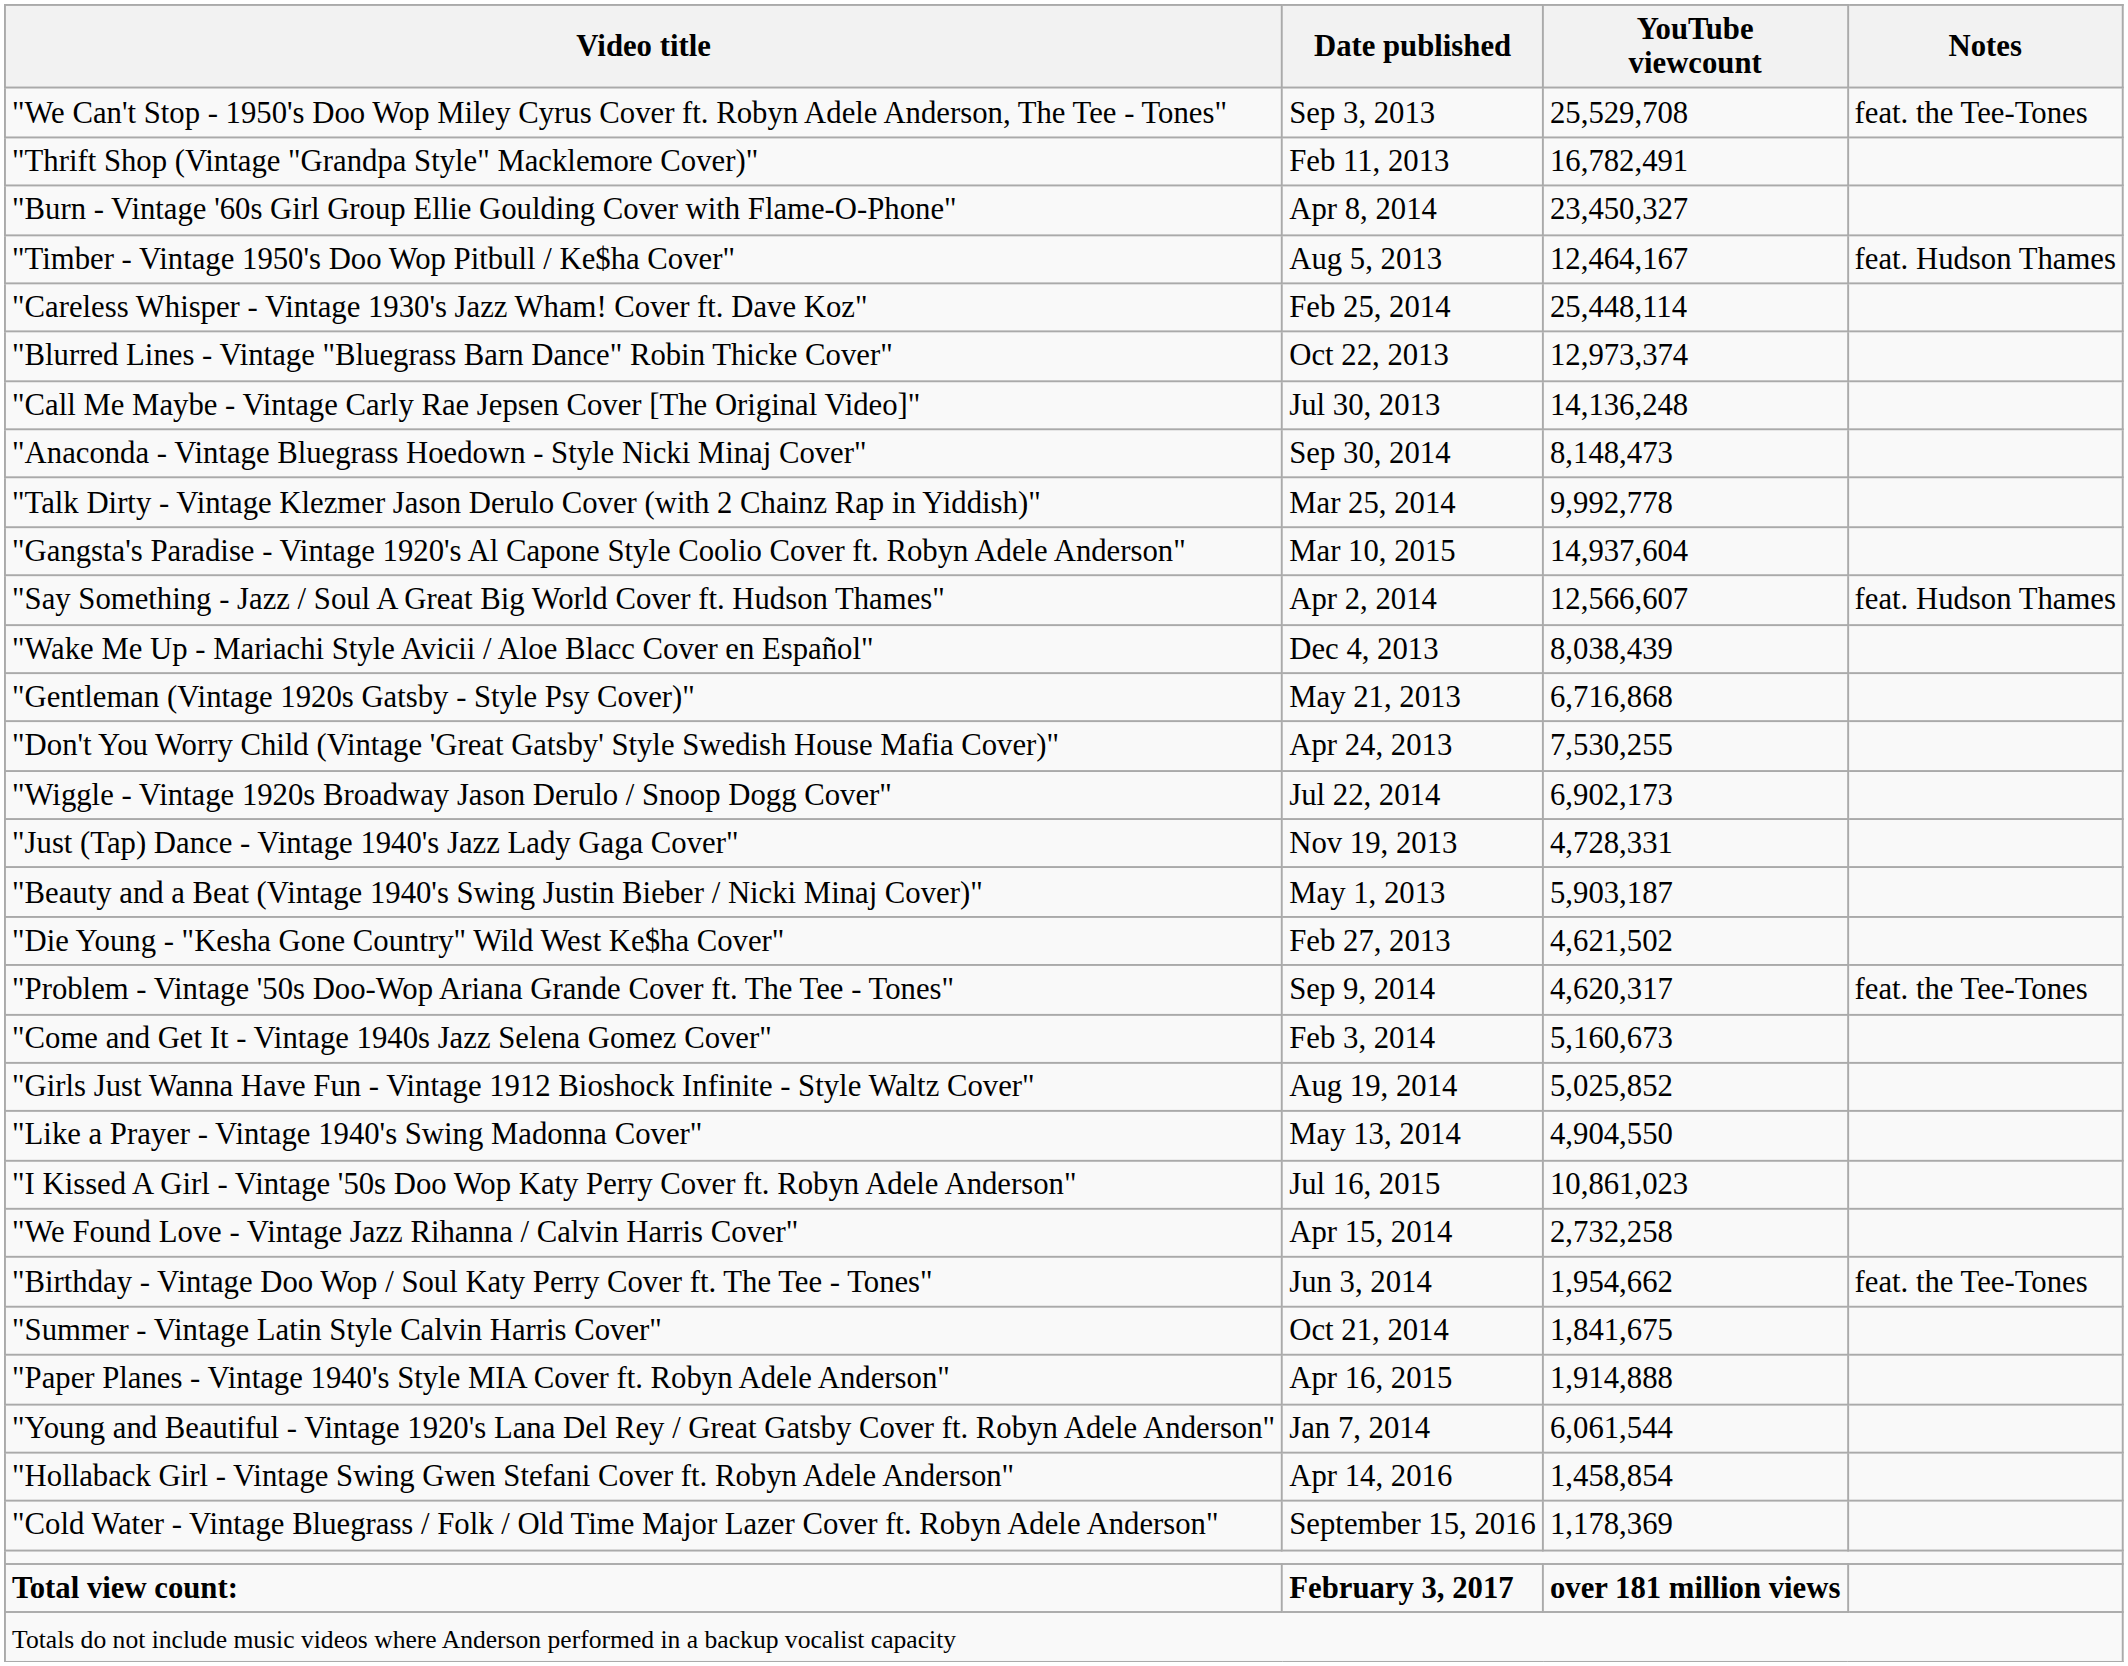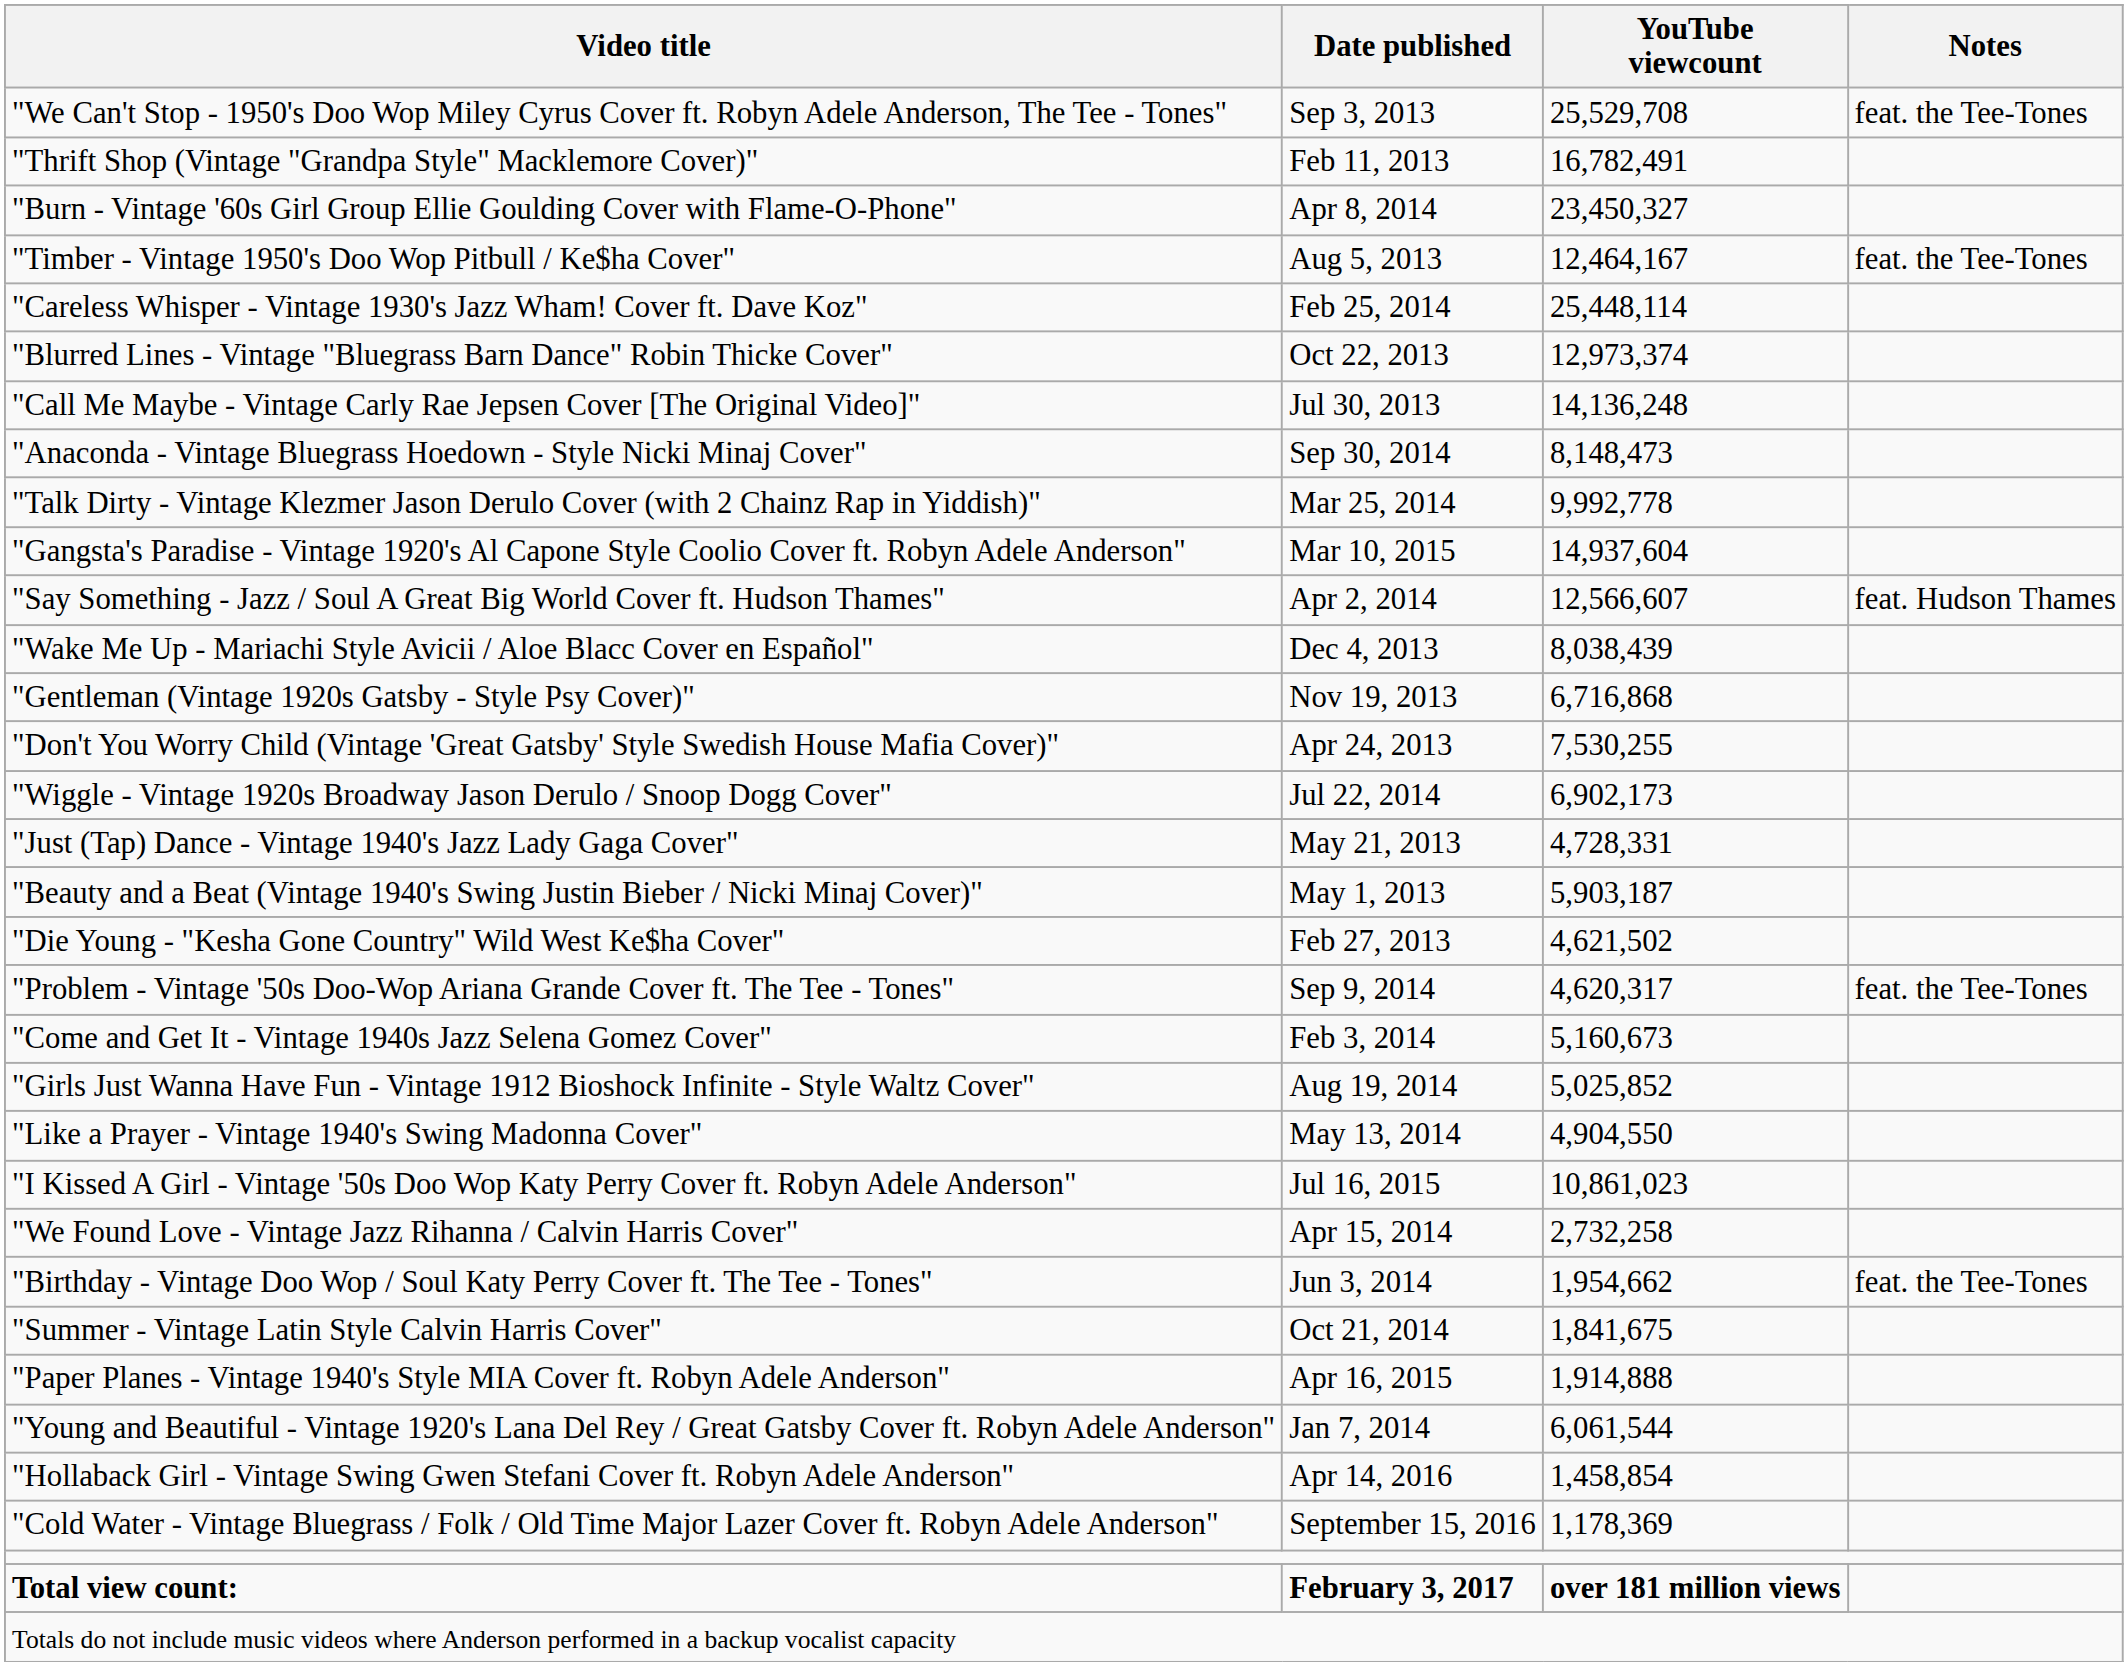(1985, 258) feat. Hudson Thames -> (1971, 258) feat. the Tee-Tones
(1375, 696) May 21, 2013 -> (1373, 696) Nov 19, 2013
(1373, 842) Nov 19, 2013 -> (1375, 842) May 21, 2013
